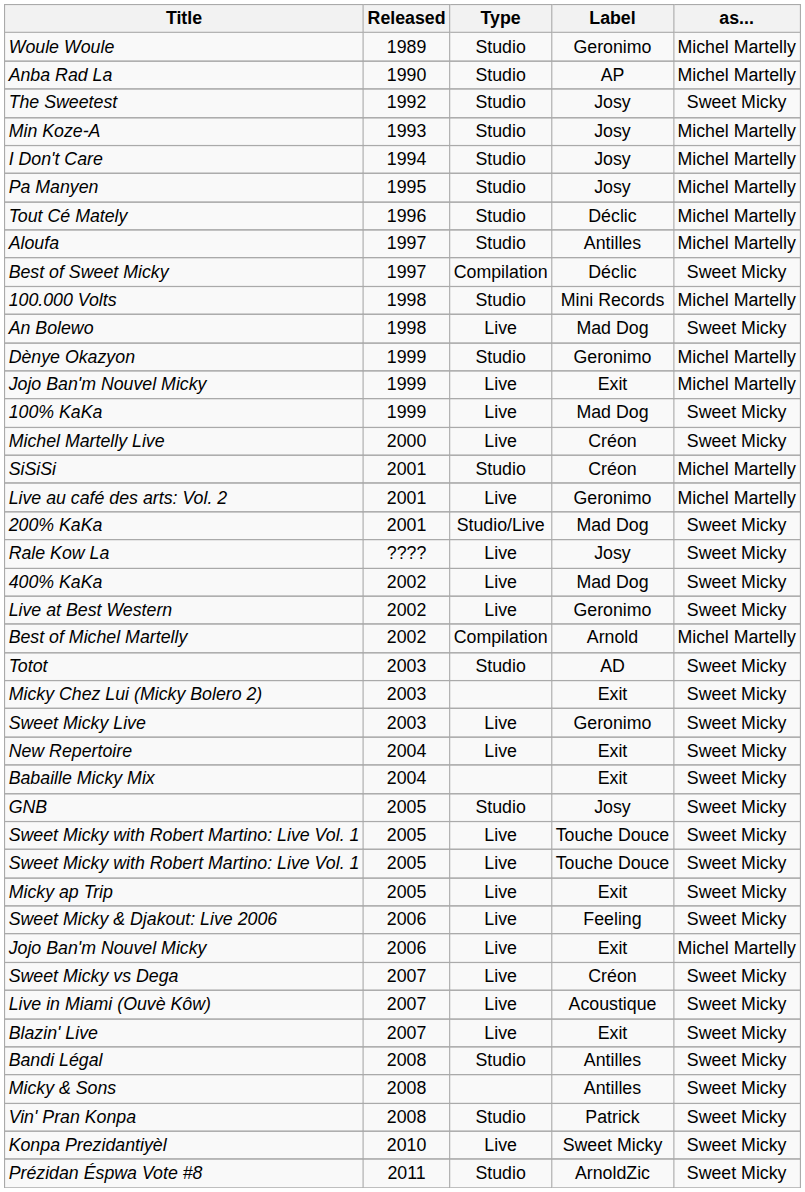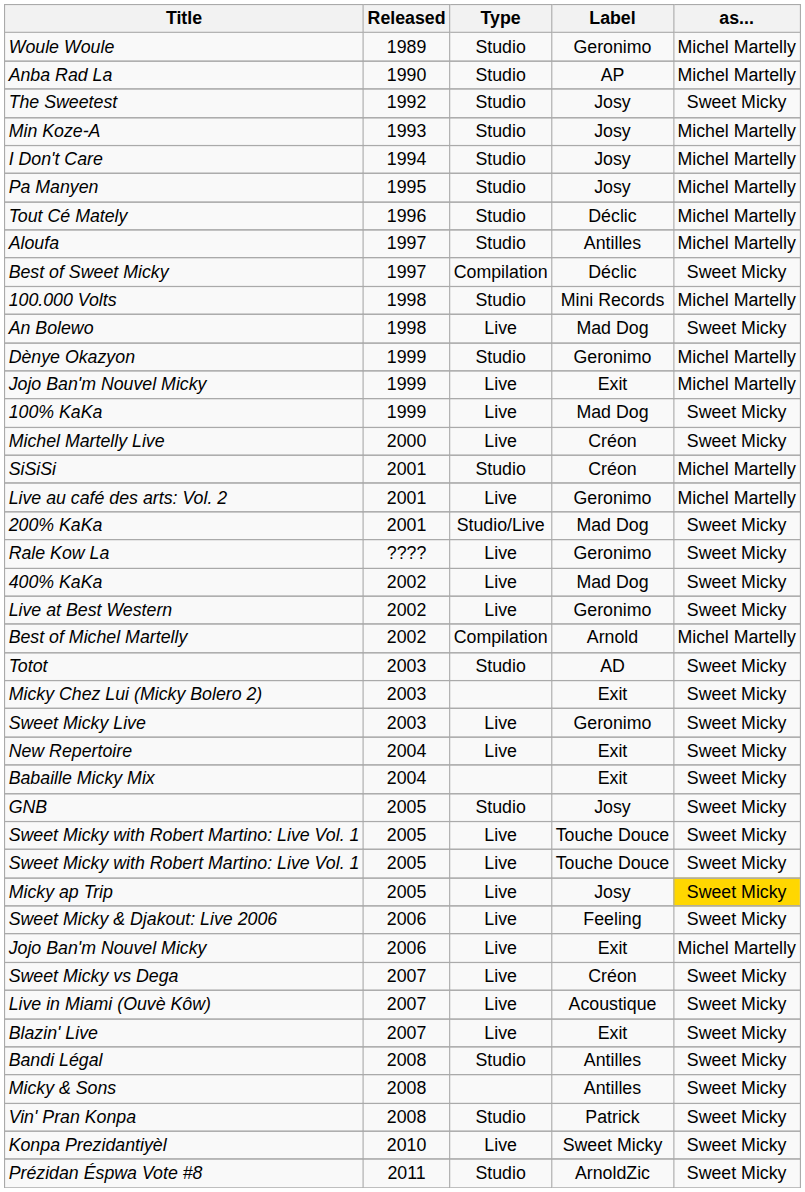(612, 553) Josy -> (612, 553) Geronimo
(612, 891) Exit -> (612, 891) Josy
(737, 891) no background -> (737, 891) gold background
